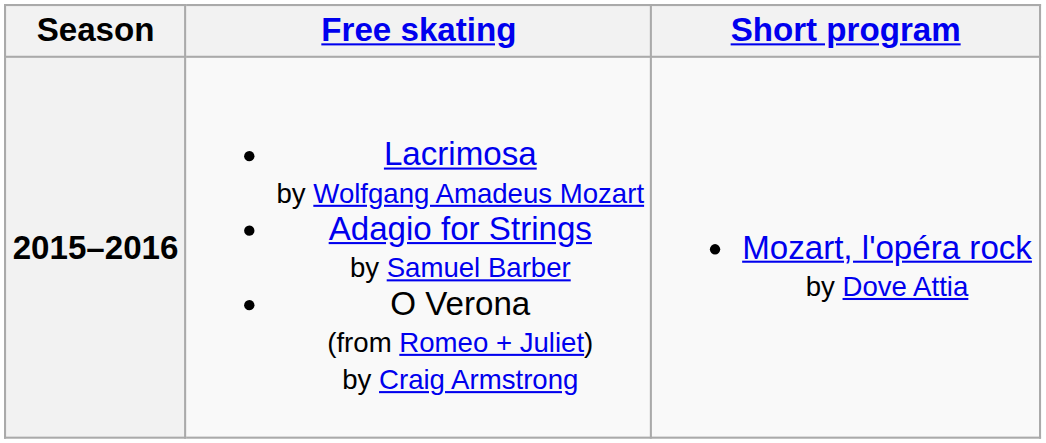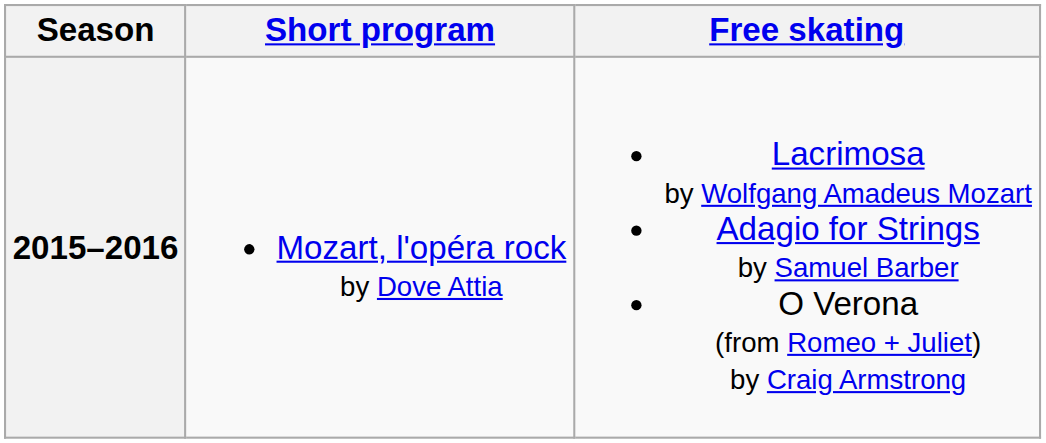columns swapped: (846, 30) <-> (419, 30)
